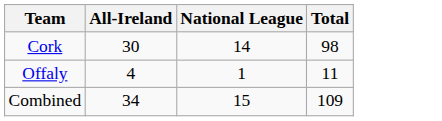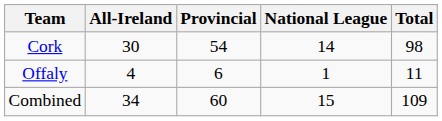+ column: (218, 18)
